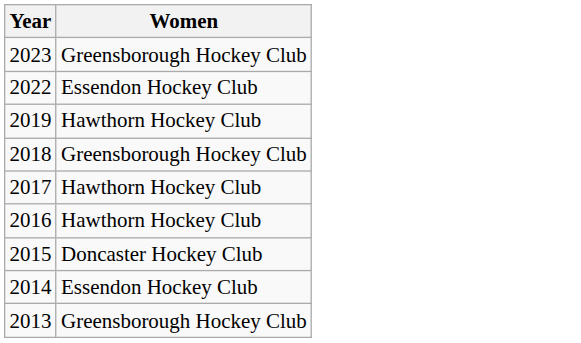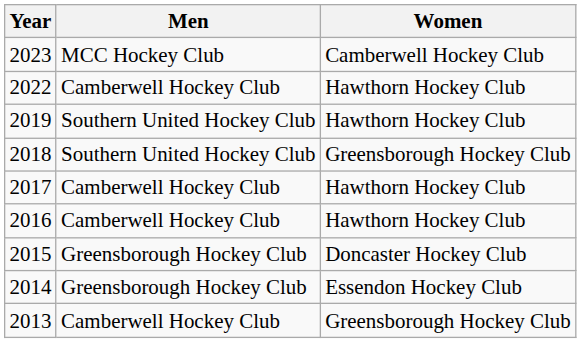+ column: (188, 21)
(184, 54) Greensborough Hockey Club -> (435, 54) Camberwell Hockey Club
(159, 87) Essendon Hockey Club -> (425, 87) Hawthorn Hockey Club
